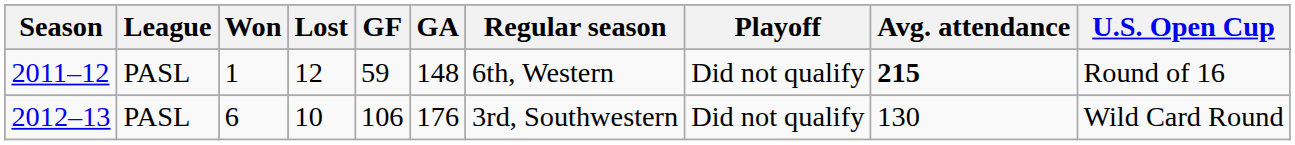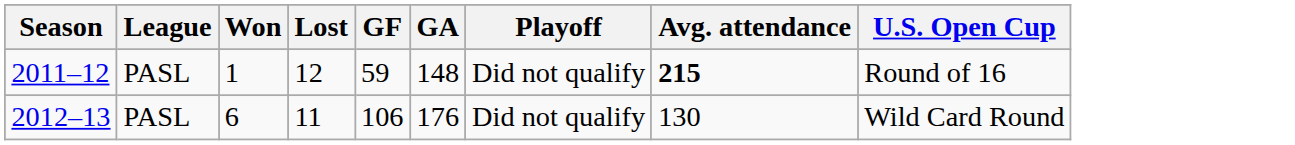- column: (575, 26)
(309, 116) 10 -> (308, 116) 11
